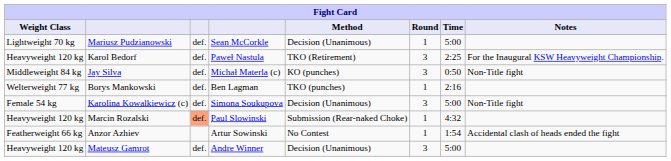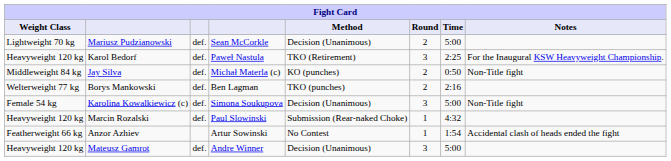(425, 42) 1 -> (425, 42) 2
(425, 72) 3 -> (425, 72) 2
(425, 87) 1 -> (425, 87) 2
(199, 118) lightsalmon background -> (199, 118) no background
